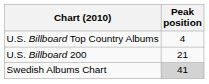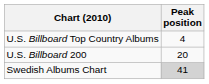(182, 54) 21 -> (182, 54) 20
